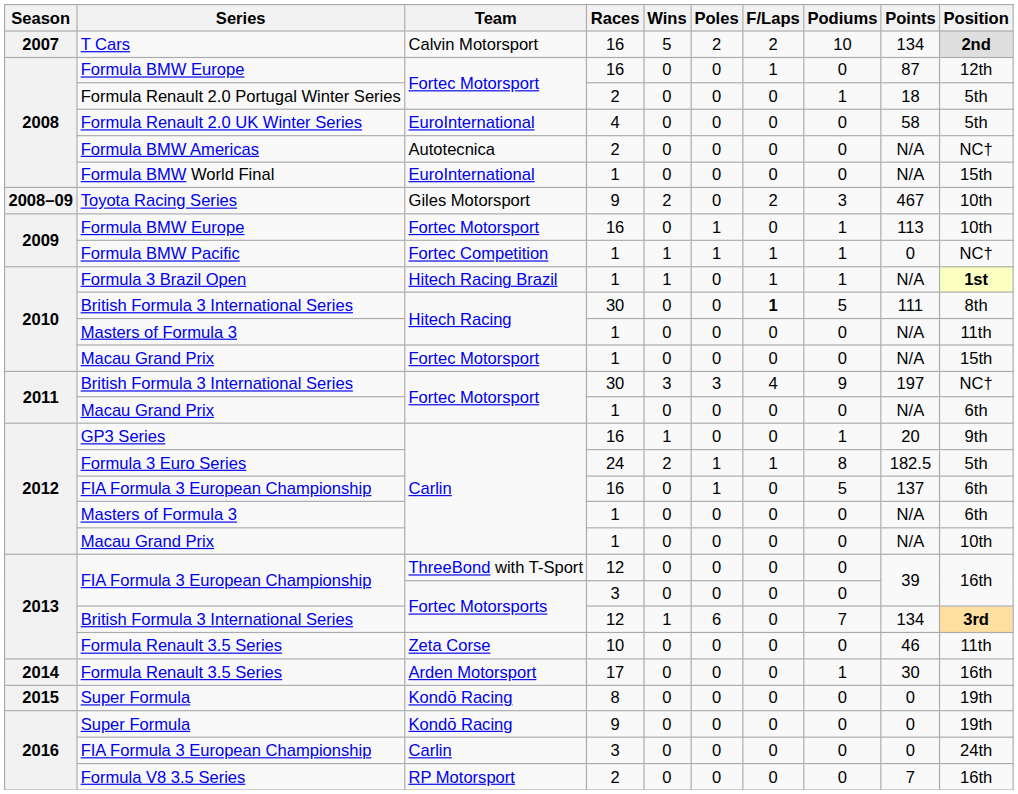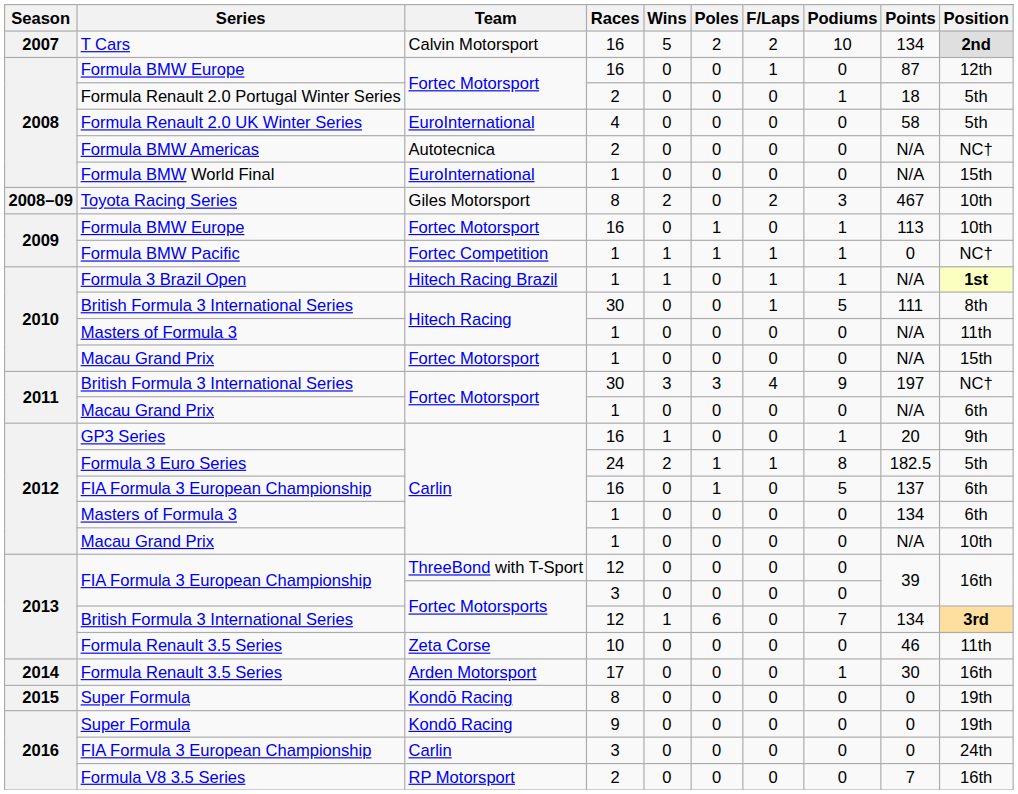(615, 201) 9 -> (615, 201) 8
(773, 306) bold -> (773, 306) normal
(910, 515) N/A -> (910, 515) 134
